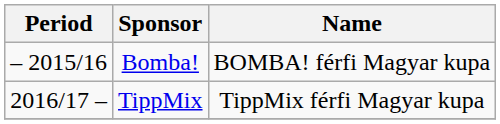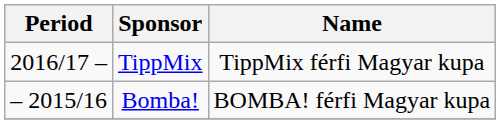rows swapped: (160, 61) <-> (160, 99)
